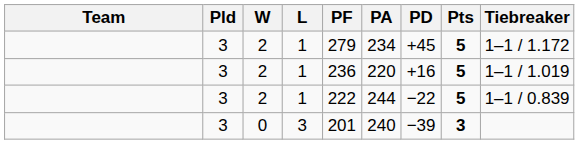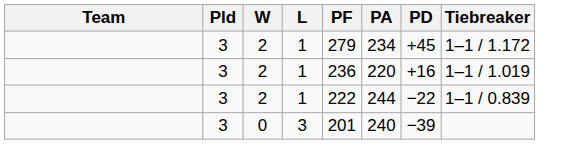- column: (461, 17)
